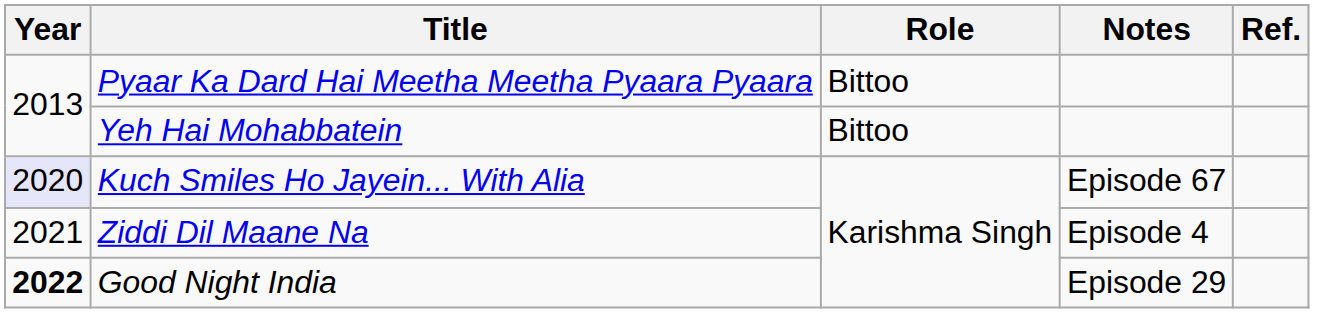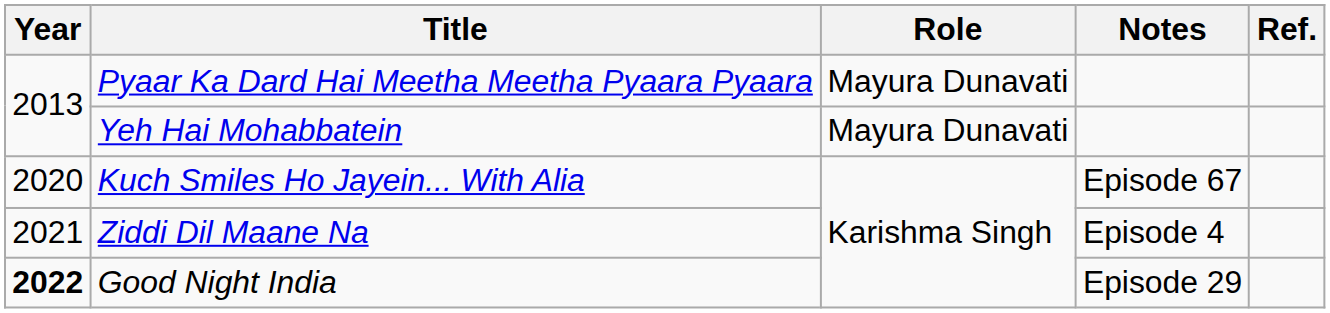(868, 80) Bittoo -> (948, 80) Mayura Dunavati
(868, 130) Bittoo -> (948, 130) Mayura Dunavati
(48, 181) lavender background -> (48, 181) no background
